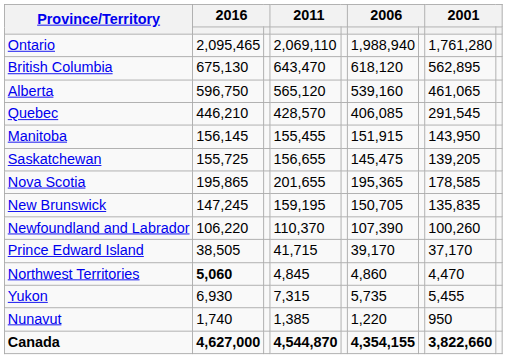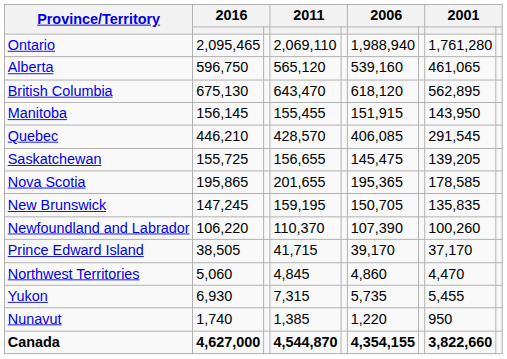rows swapped: (60, 68) <-> (31, 91)
rows swapped: (33, 113) <-> (37, 136)
(214, 273) bold -> (214, 273) normal
